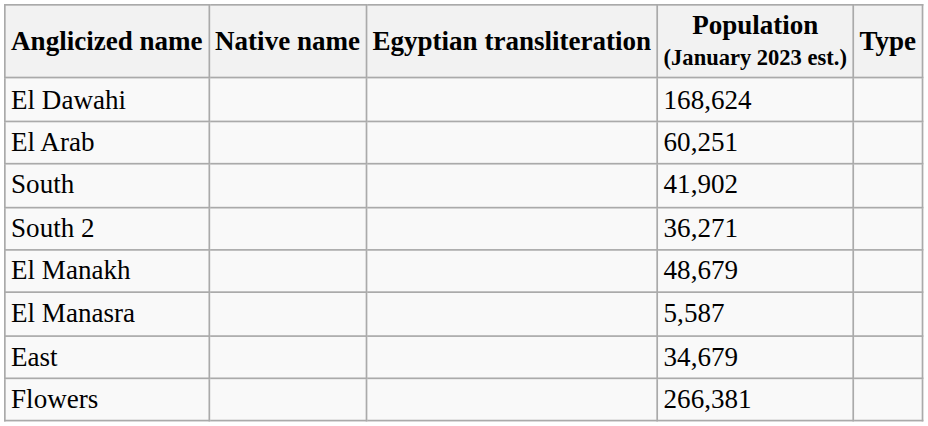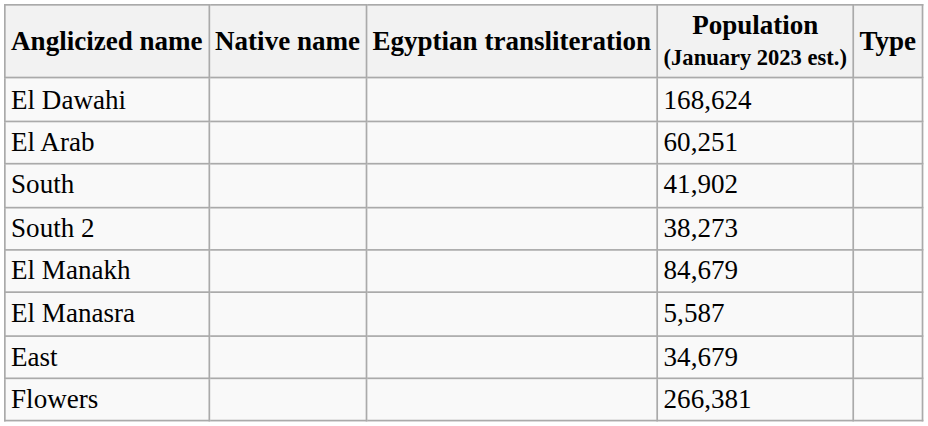(701, 227) 36,271 -> (701, 227) 38,273
(701, 270) 48,679 -> (701, 270) 84,679
